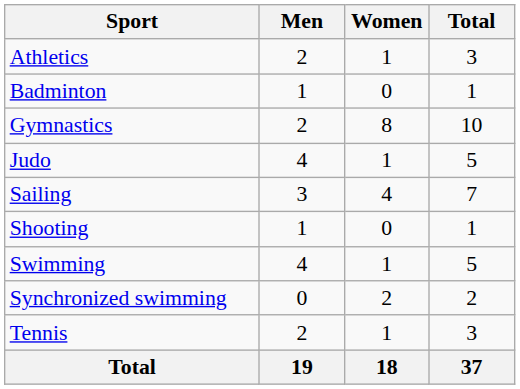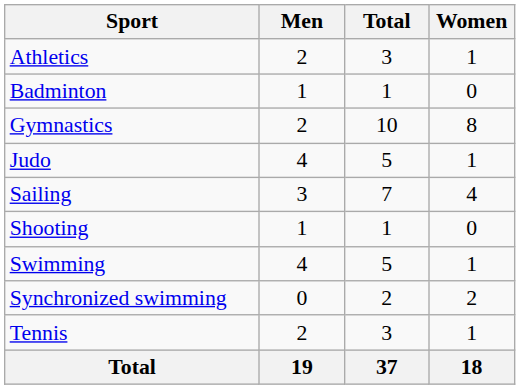columns swapped: (387, 21) <-> (472, 21)
